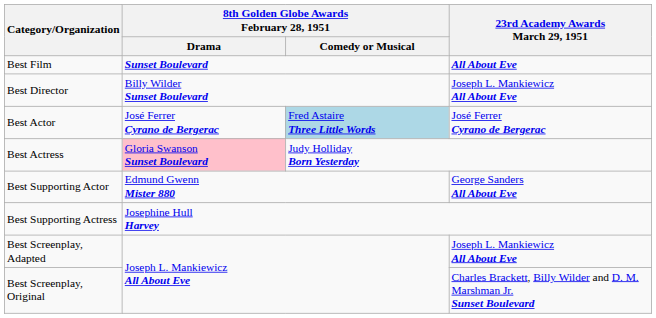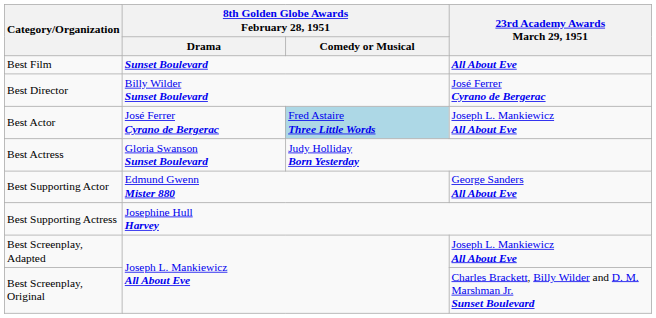(503, 90) Joseph L. Mankiewicz All About Eve -> (499, 90) José Ferrer Cyrano de Bergerac
(499, 122) José Ferrer Cyrano de Bergerac -> (503, 122) Joseph L. Mankiewicz All About Eve
(166, 155) pink background -> (166, 155) no background
